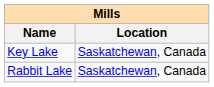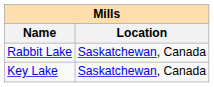rows swapped: (33, 52) <-> (40, 71)
